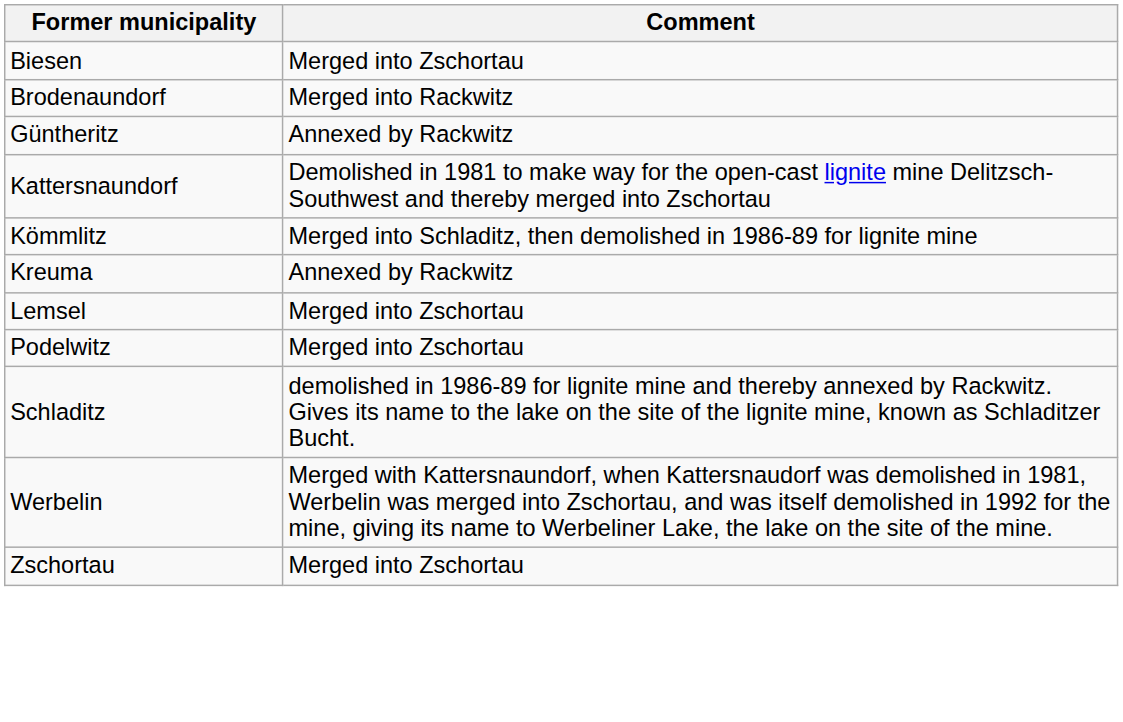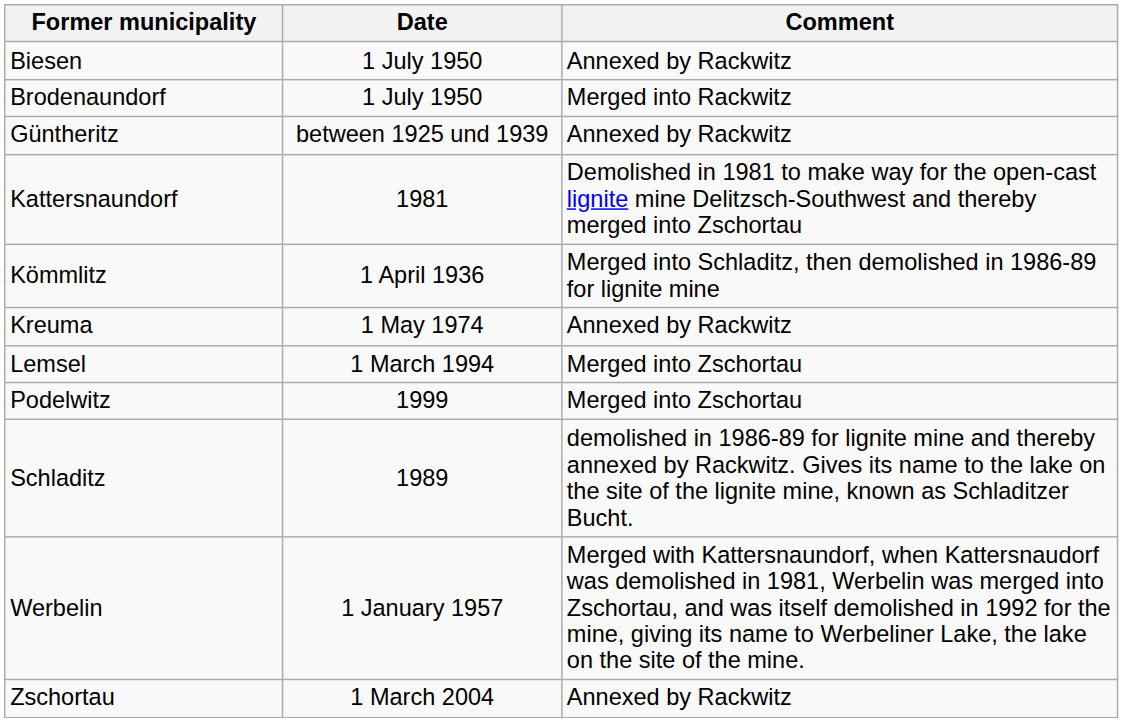+ column: (422, 23)
(406, 60) Merged into Zschortau -> (679, 60) Annexed by Rackwitz
(406, 565) Merged into Zschortau -> (679, 698) Annexed by Rackwitz
